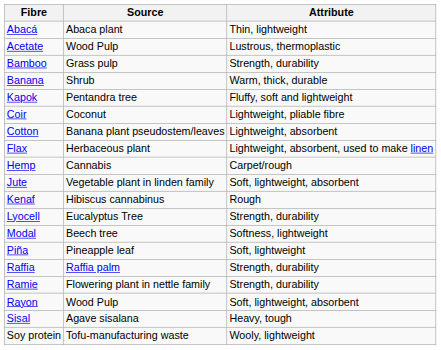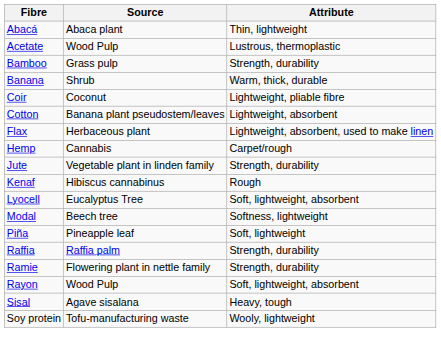- row: (22, 98)
(294, 183) Soft, lightweight, absorbent -> (274, 166) Strength, durability
(274, 217) Strength, durability -> (294, 200) Soft, lightweight, absorbent
